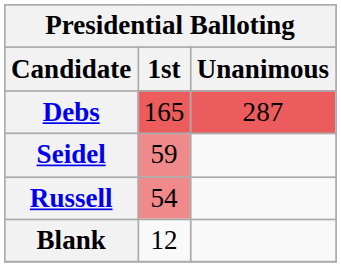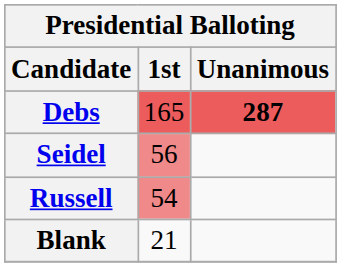(263, 111) normal -> (263, 111) bold
(164, 154) 59 -> (164, 154) 56
(164, 240) 12 -> (164, 240) 21
